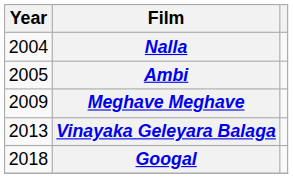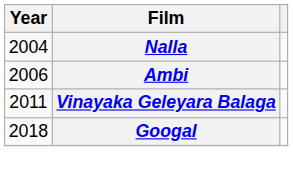(28, 74) 2005 -> (28, 74) 2006
- row: (166, 103)
(28, 131) 2013 -> (28, 103) 2011
